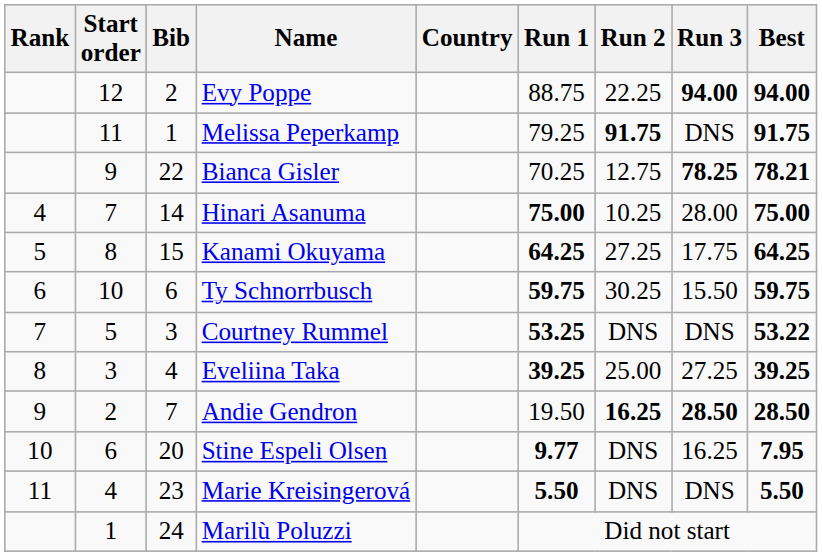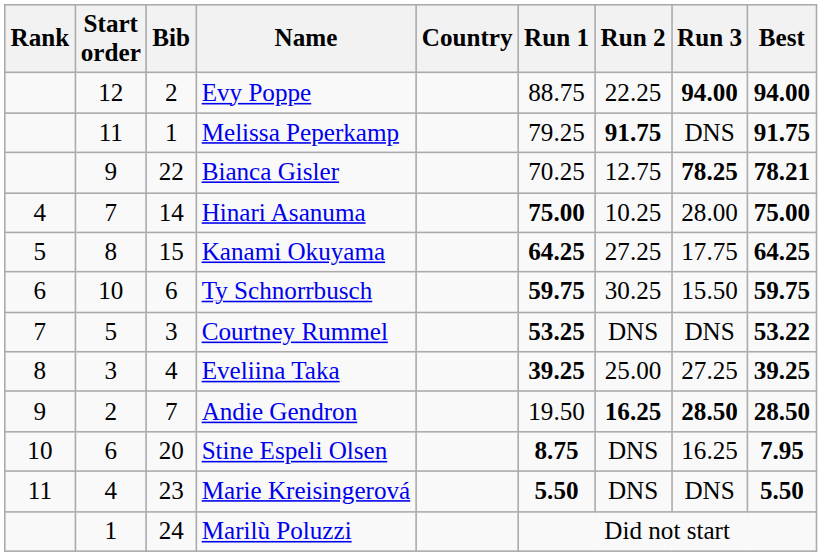(557, 451) 9.77 -> (557, 451) 8.75
